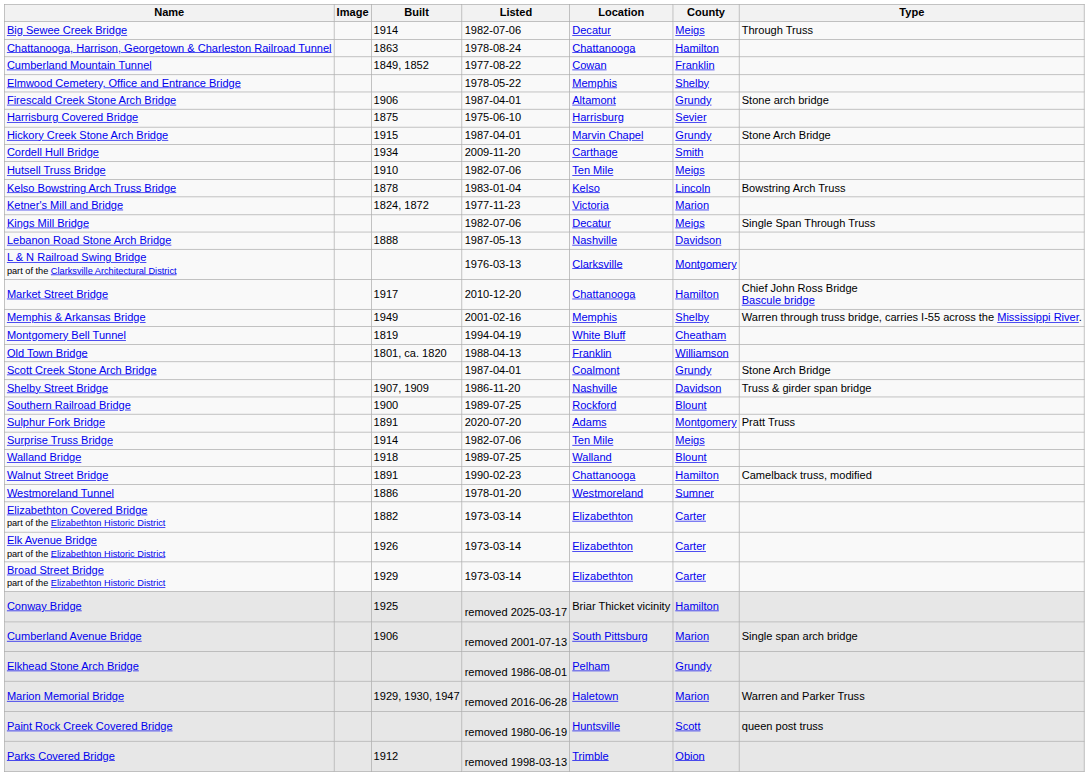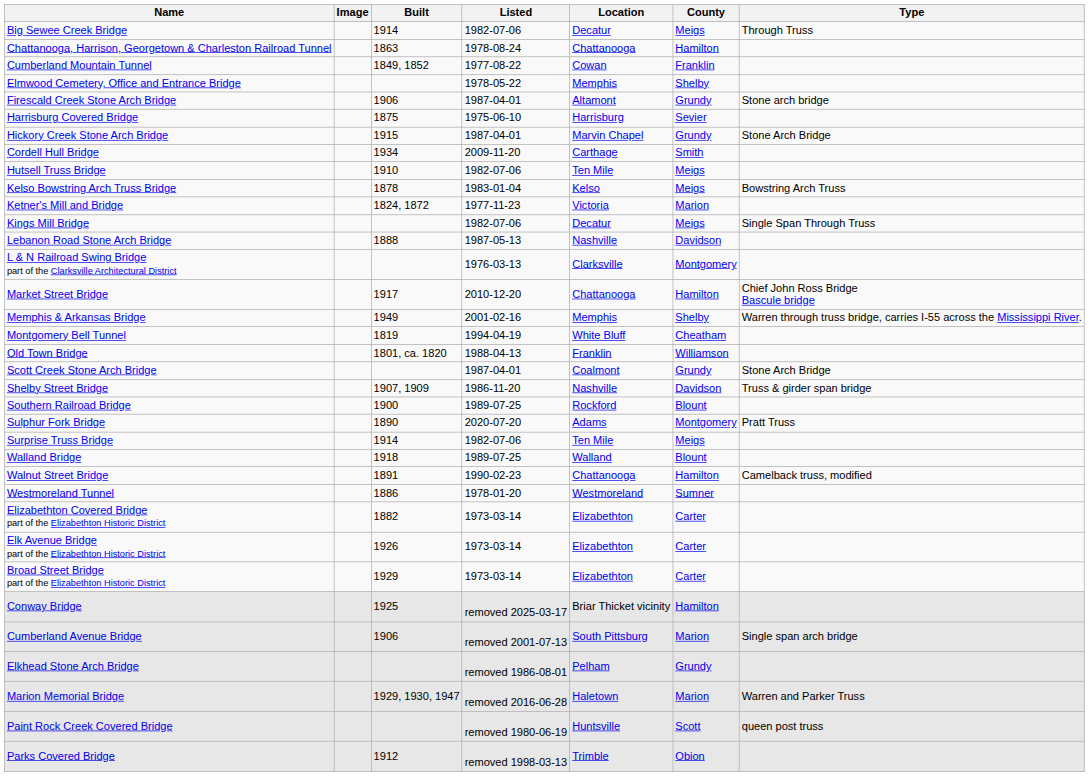(693, 188) Lincoln -> (690, 188) Meigs
(386, 423) 1891 -> (386, 423) 1890
